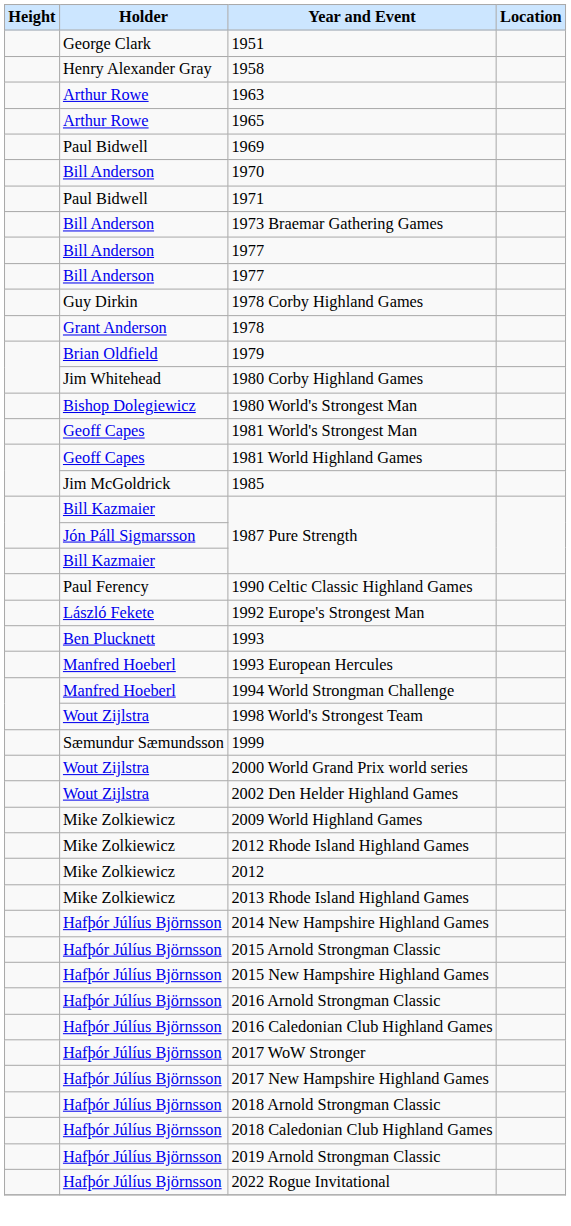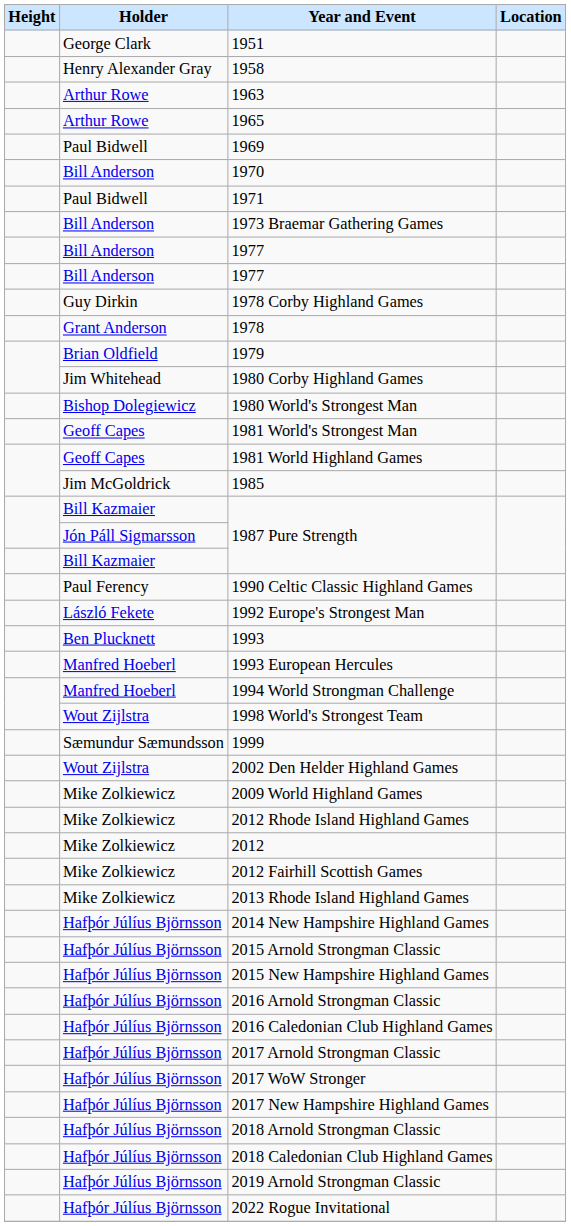- row: (106, 768)
+ row: (119, 871)
+ row: (142, 1052)
